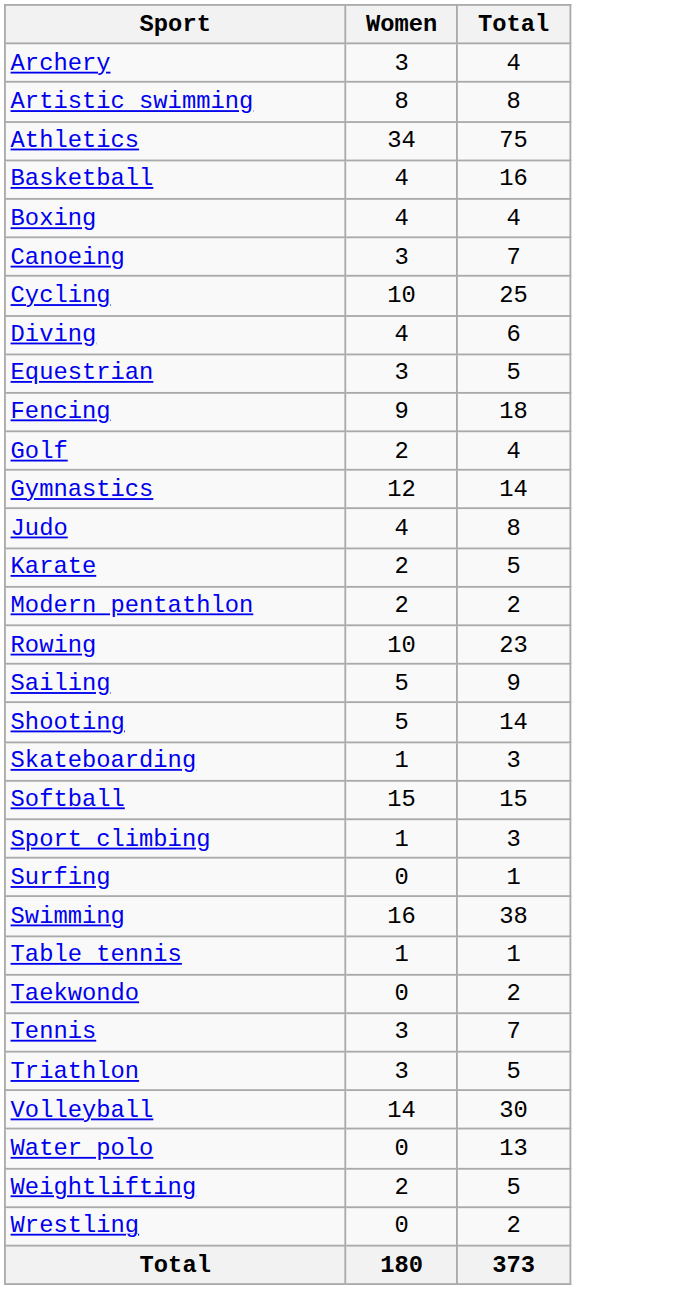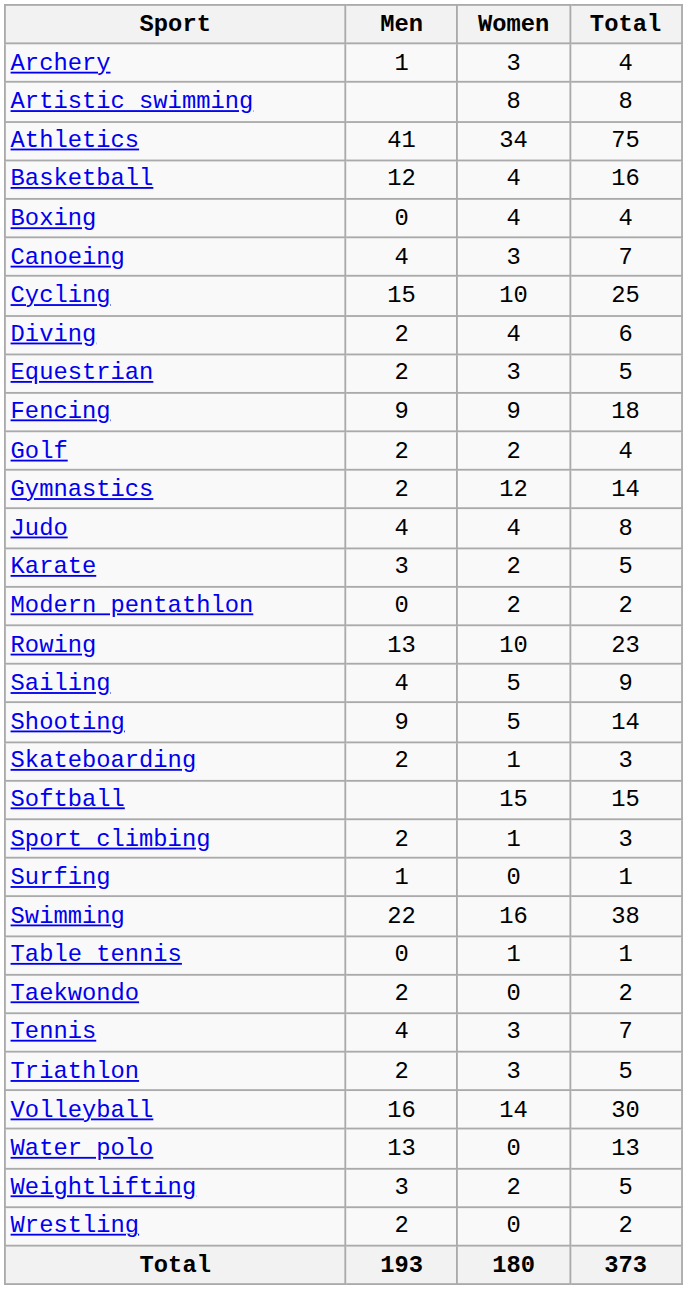+ column: (402, 24)
